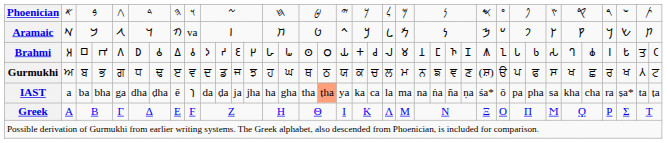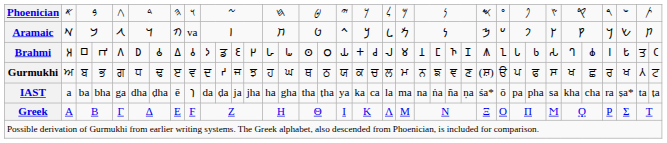(223, 53) 𑀟 -> (223, 52) ਡ
(223, 72) ਡ -> (223, 73) 𑀟
(327, 92) lightsalmon background -> (327, 92) no background
